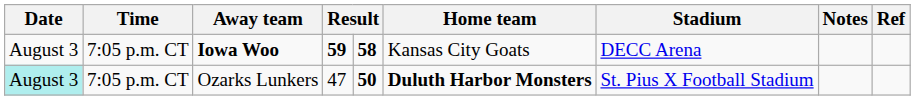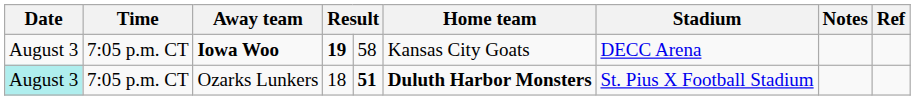(337, 49) 59 -> (337, 49) 19
(367, 49) bold -> (367, 49) normal
(337, 79) 47 -> (337, 79) 18
(367, 79) 50 -> (367, 79) 51
